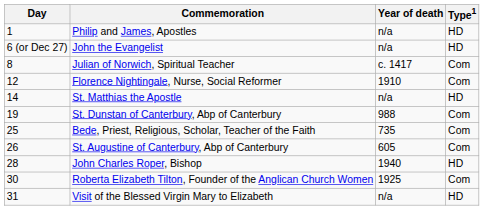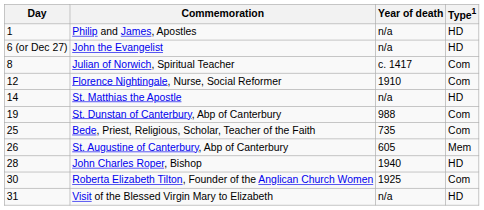(459, 147) Com -> (460, 147) Mem
